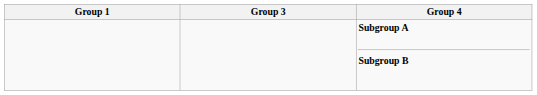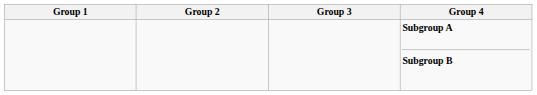+ column: (202, 12)
